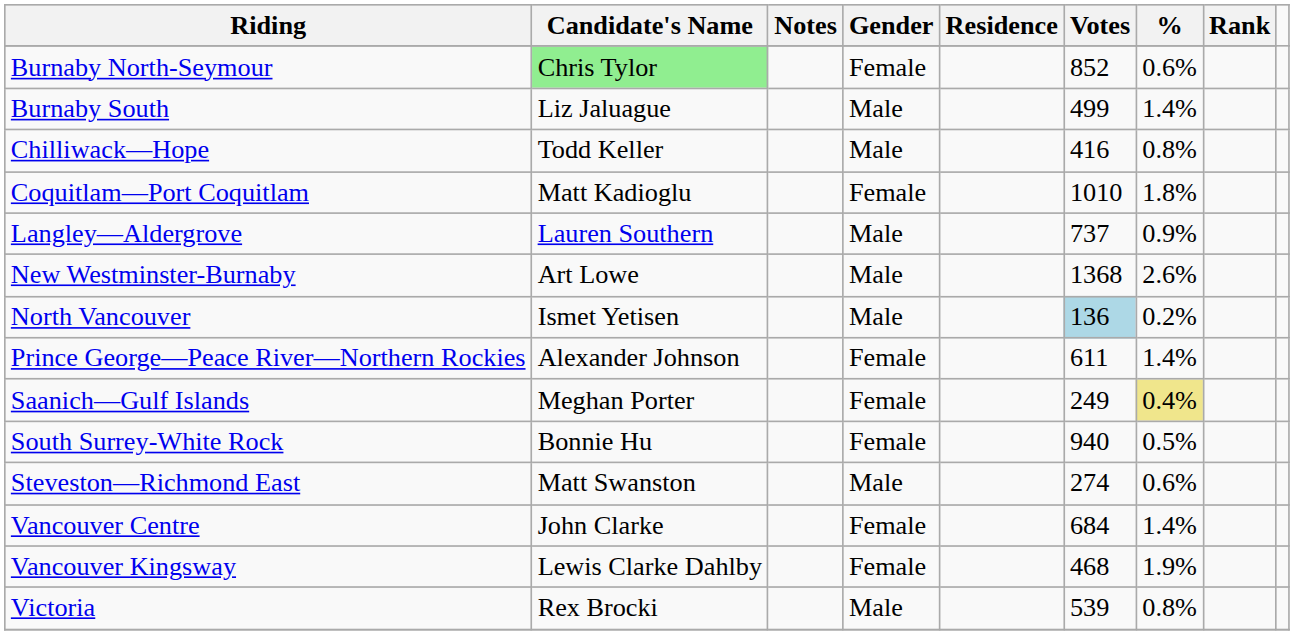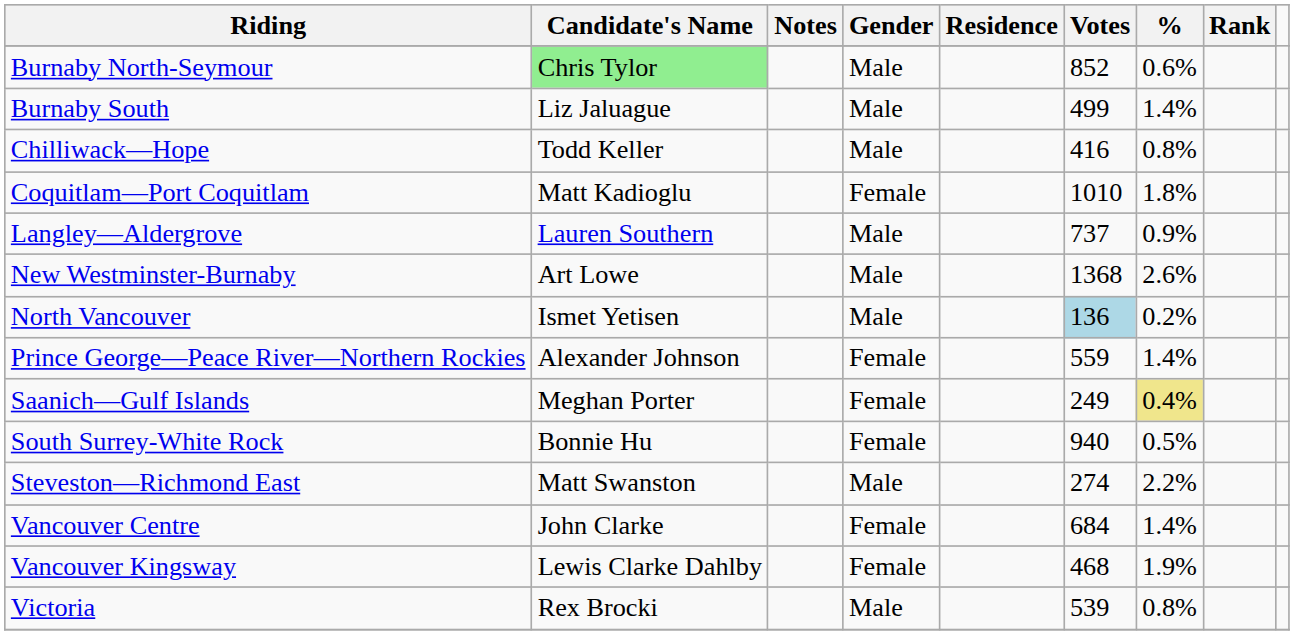(888, 66) Female -> (876, 66) Male
(1089, 358) 611 -> (1090, 358) 559
(1170, 483) 0.6% -> (1170, 483) 2.2%
